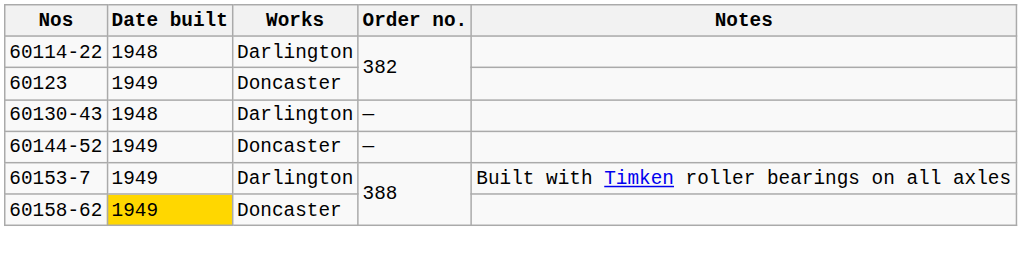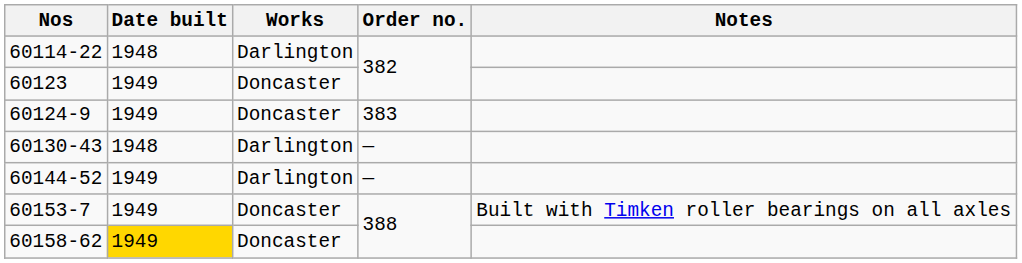+ row: (50, 115)
(289, 147) Doncaster -> (295, 178) Darlington
(295, 178) Darlington -> (289, 210) Doncaster
